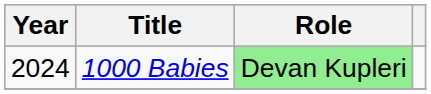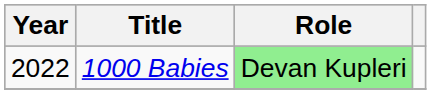(40, 67) 2024 -> (40, 67) 2022
